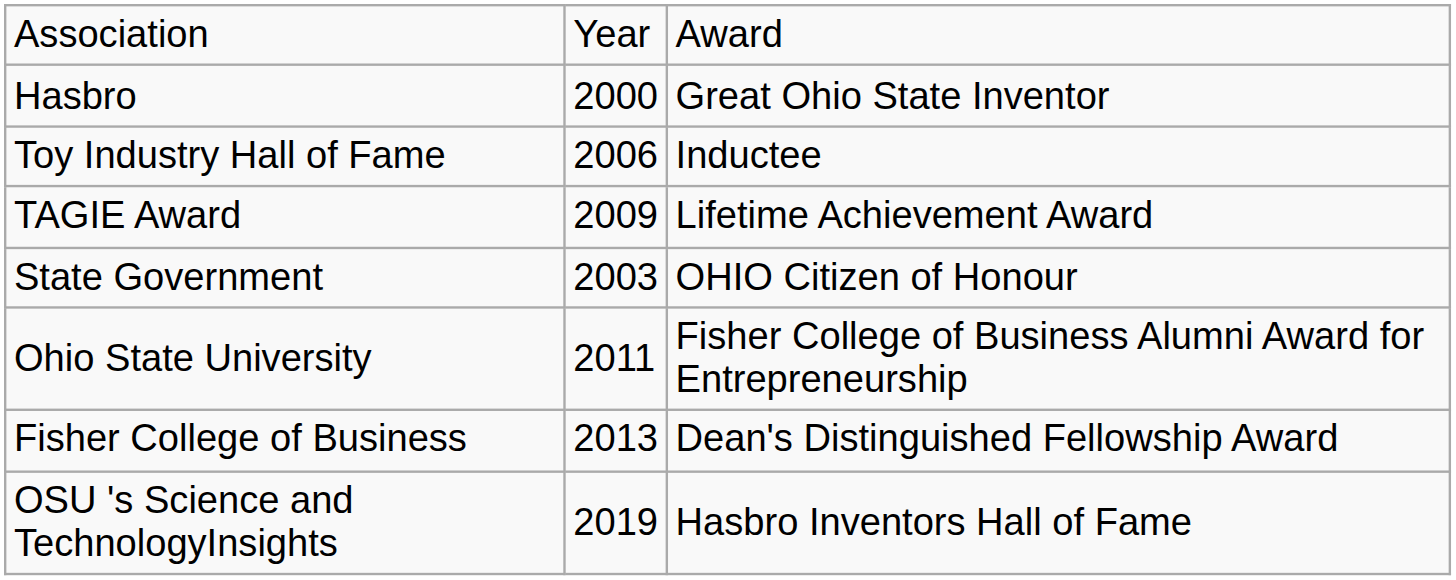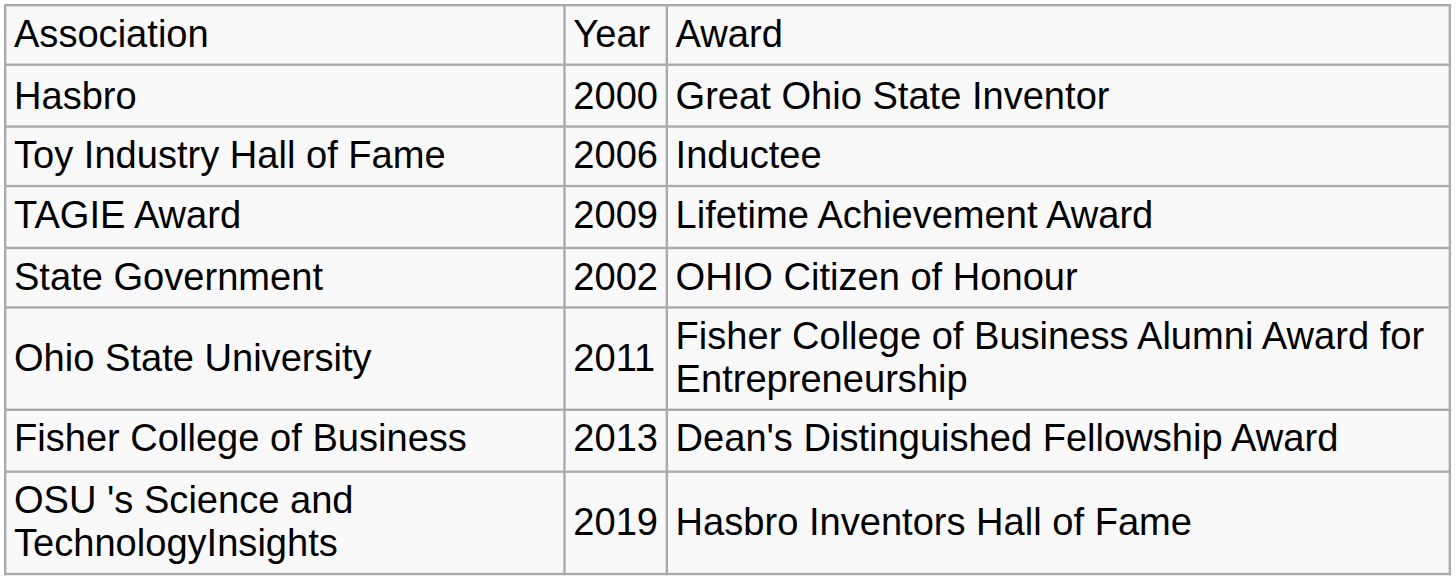(616, 276) 2003 -> (616, 276) 2002
